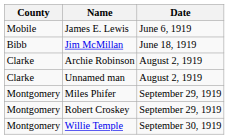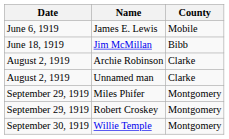columns swapped: (180, 12) <-> (33, 12)
